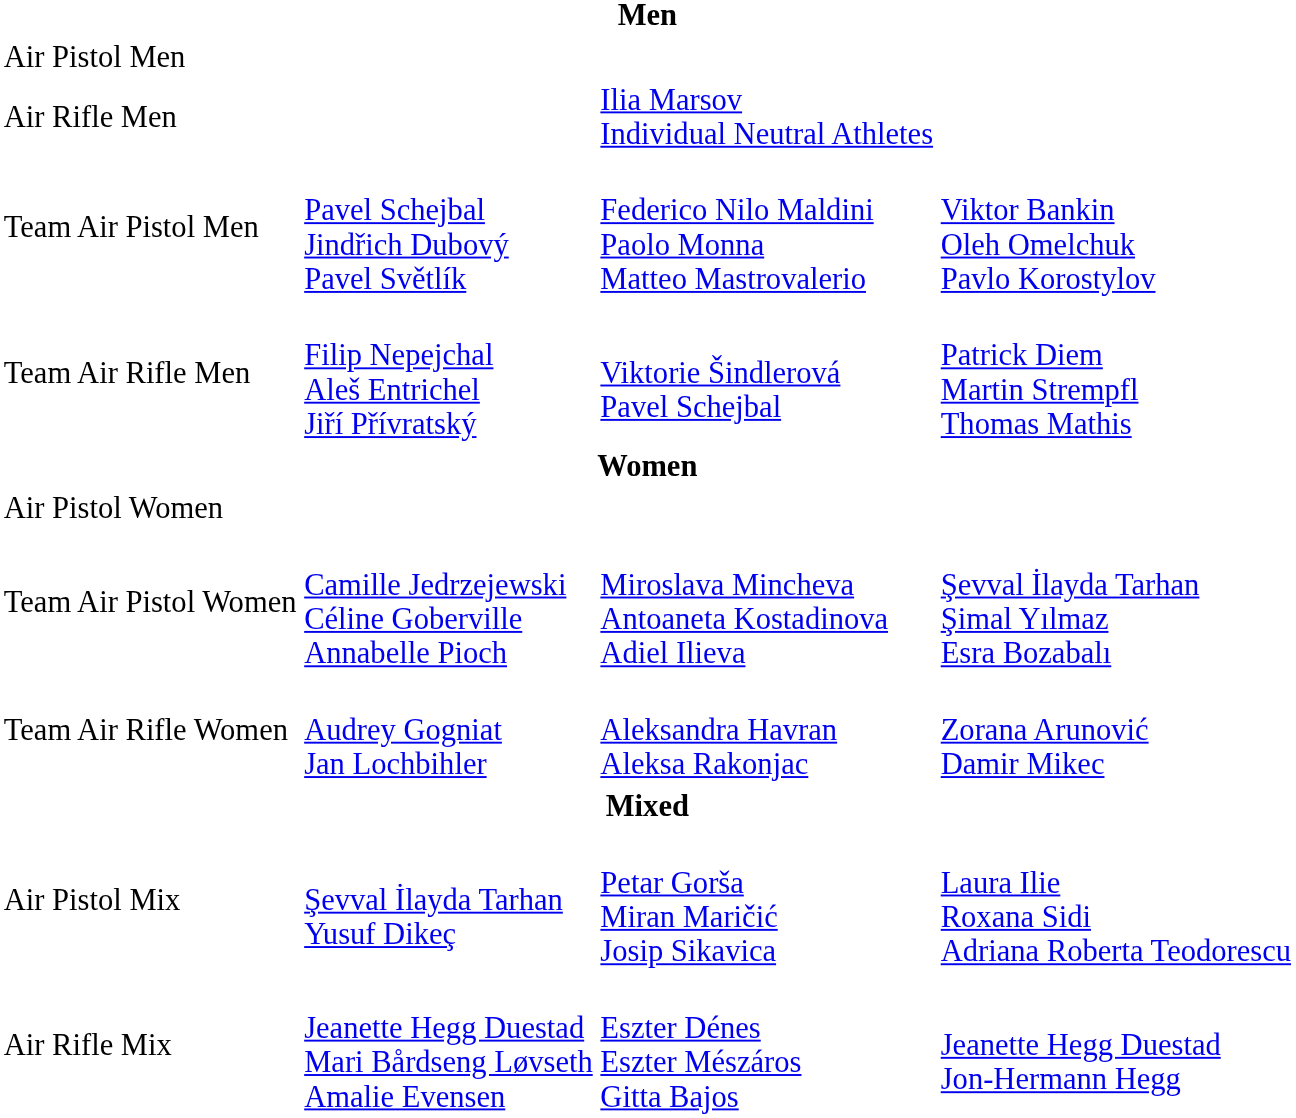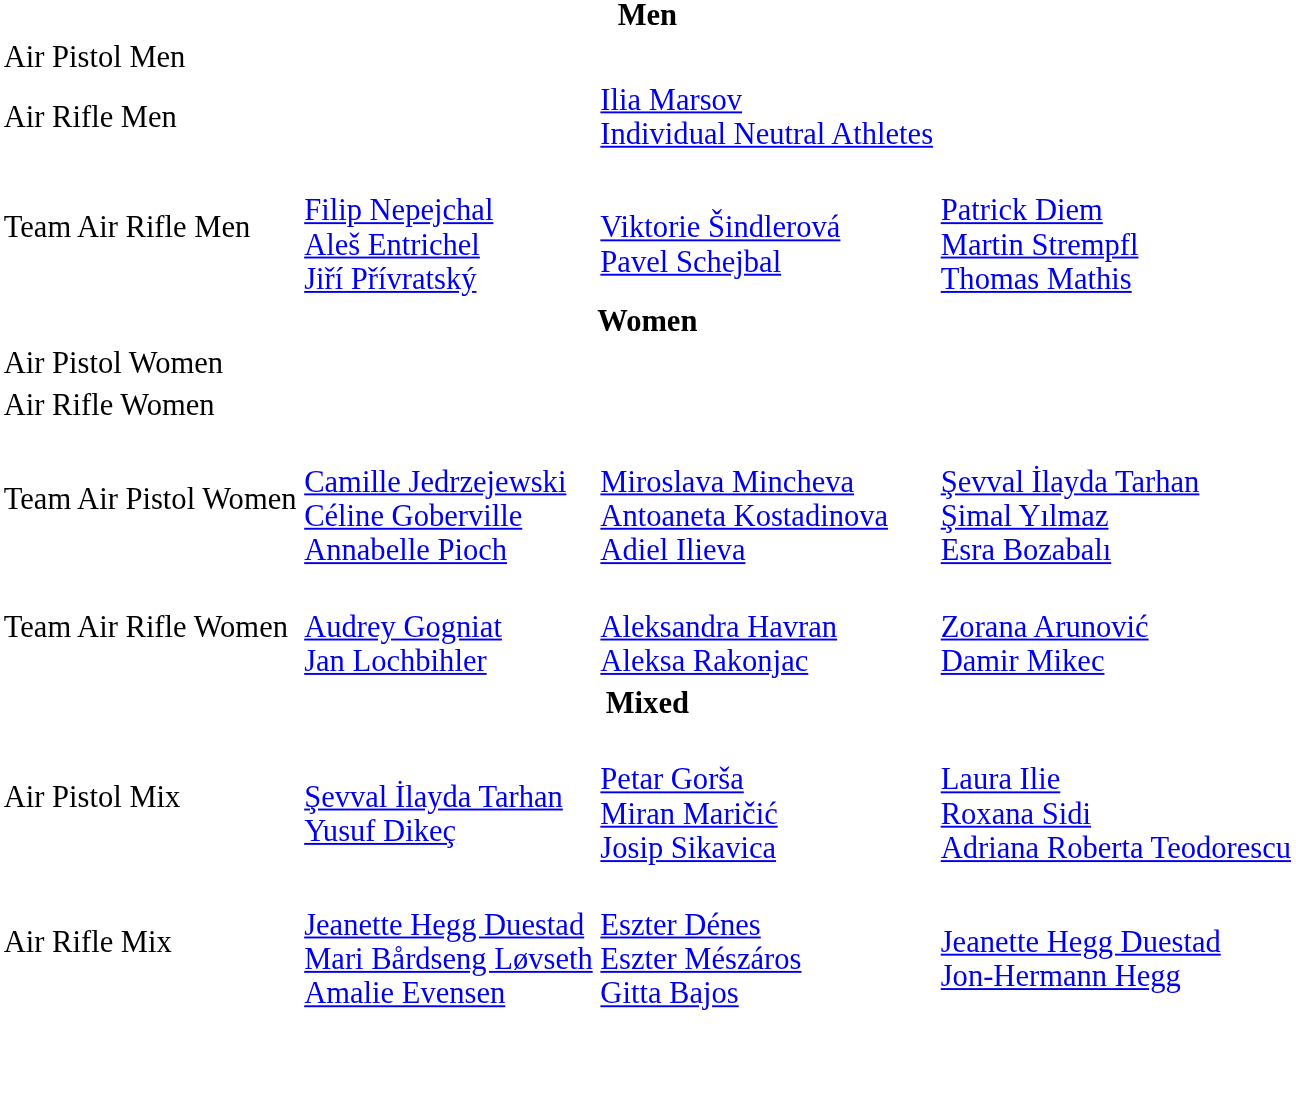- row: (131, 227)
+ row: (109, 405)
